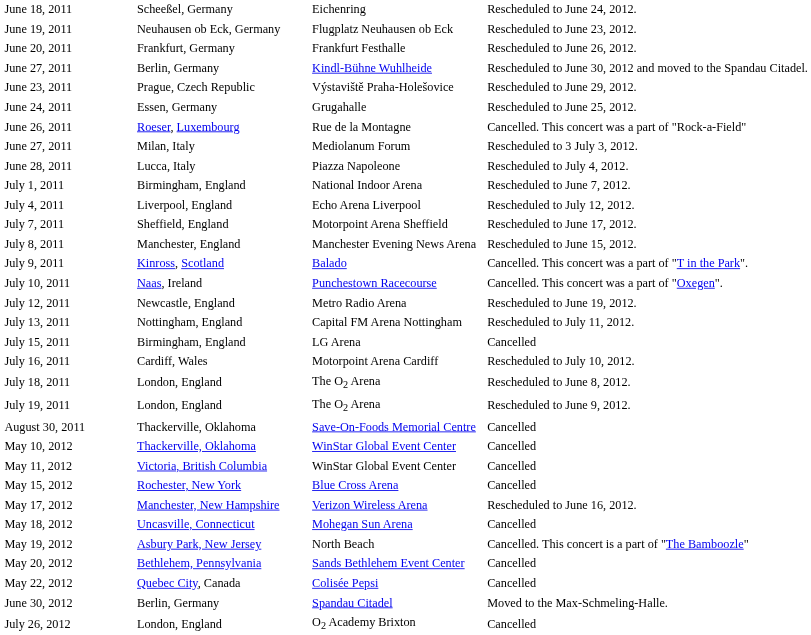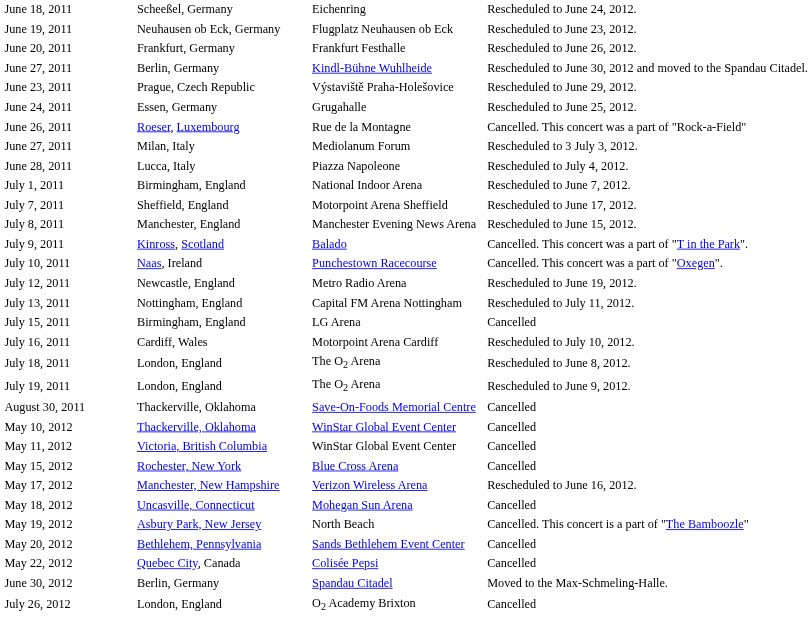- row: (34, 205)
